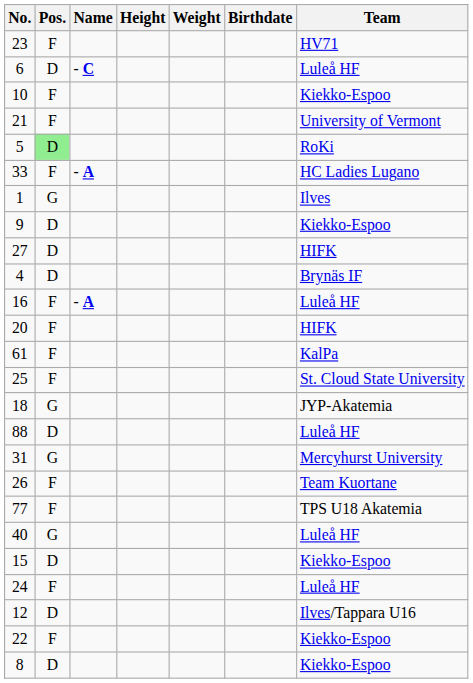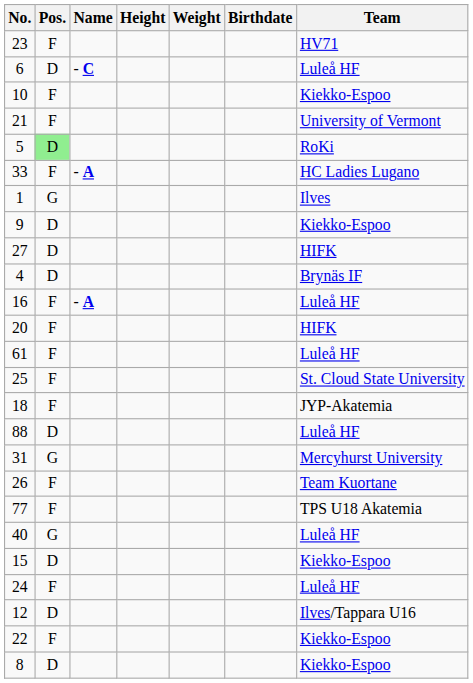(319, 354) KalPa -> (330, 354) Luleå HF
(52, 406) G -> (52, 406) F
